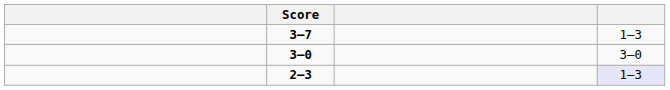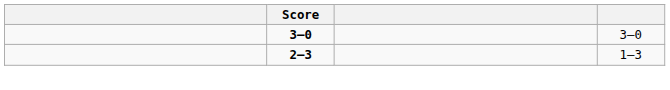- row: (301, 35)
(631, 75) lavender background -> (631, 55) no background
